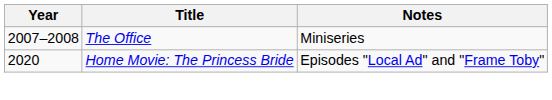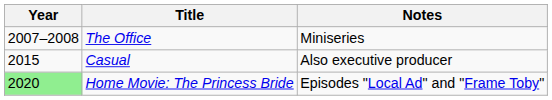+ row: (108, 60)
(24, 60) no background -> (24, 83) lightgreen background
